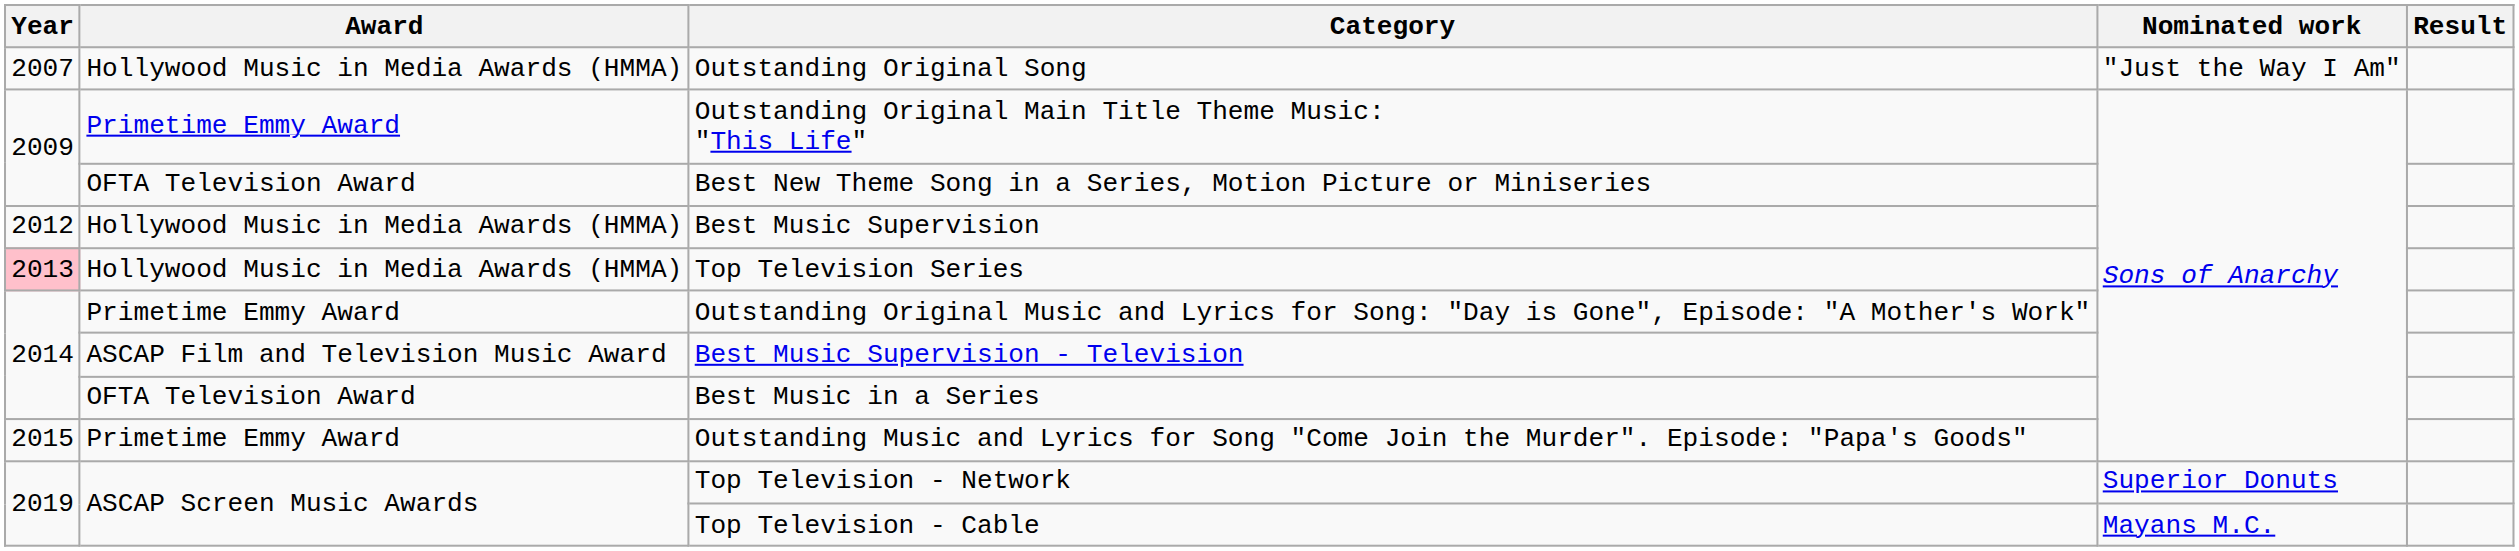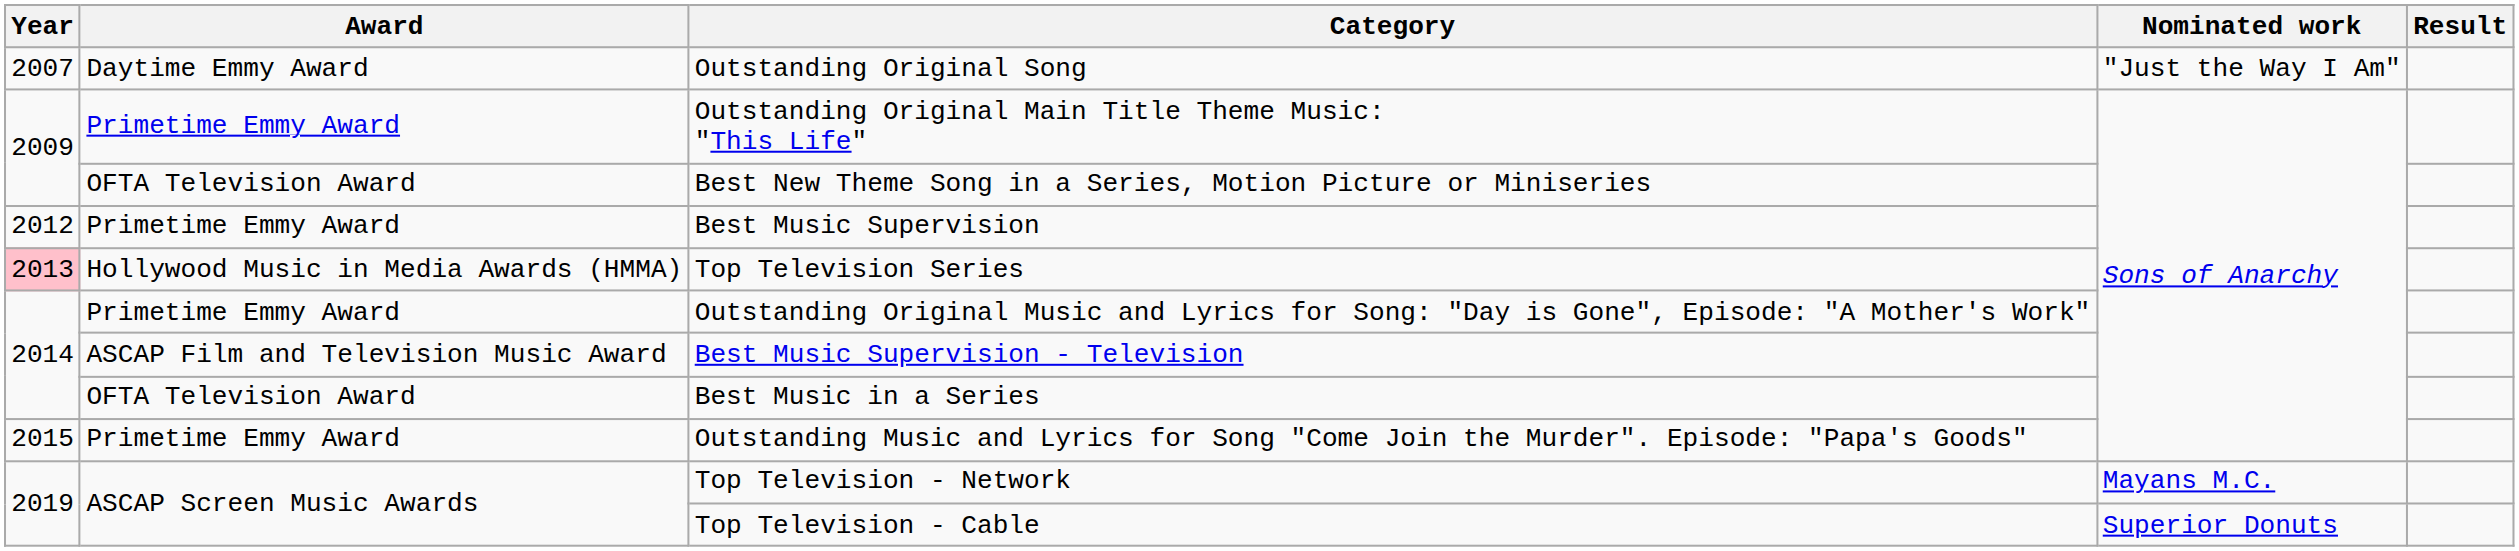(384, 69) Hollywood Music in Media Awards (HMMA) -> (228, 69) Daytime Emmy Award
(384, 227) Hollywood Music in Media Awards (HMMA) -> (243, 227) Primetime Emmy Award
(2220, 482) Superior Donuts -> (2189, 482) Mayans M.C.
(2189, 525) Mayans M.C. -> (2220, 525) Superior Donuts
